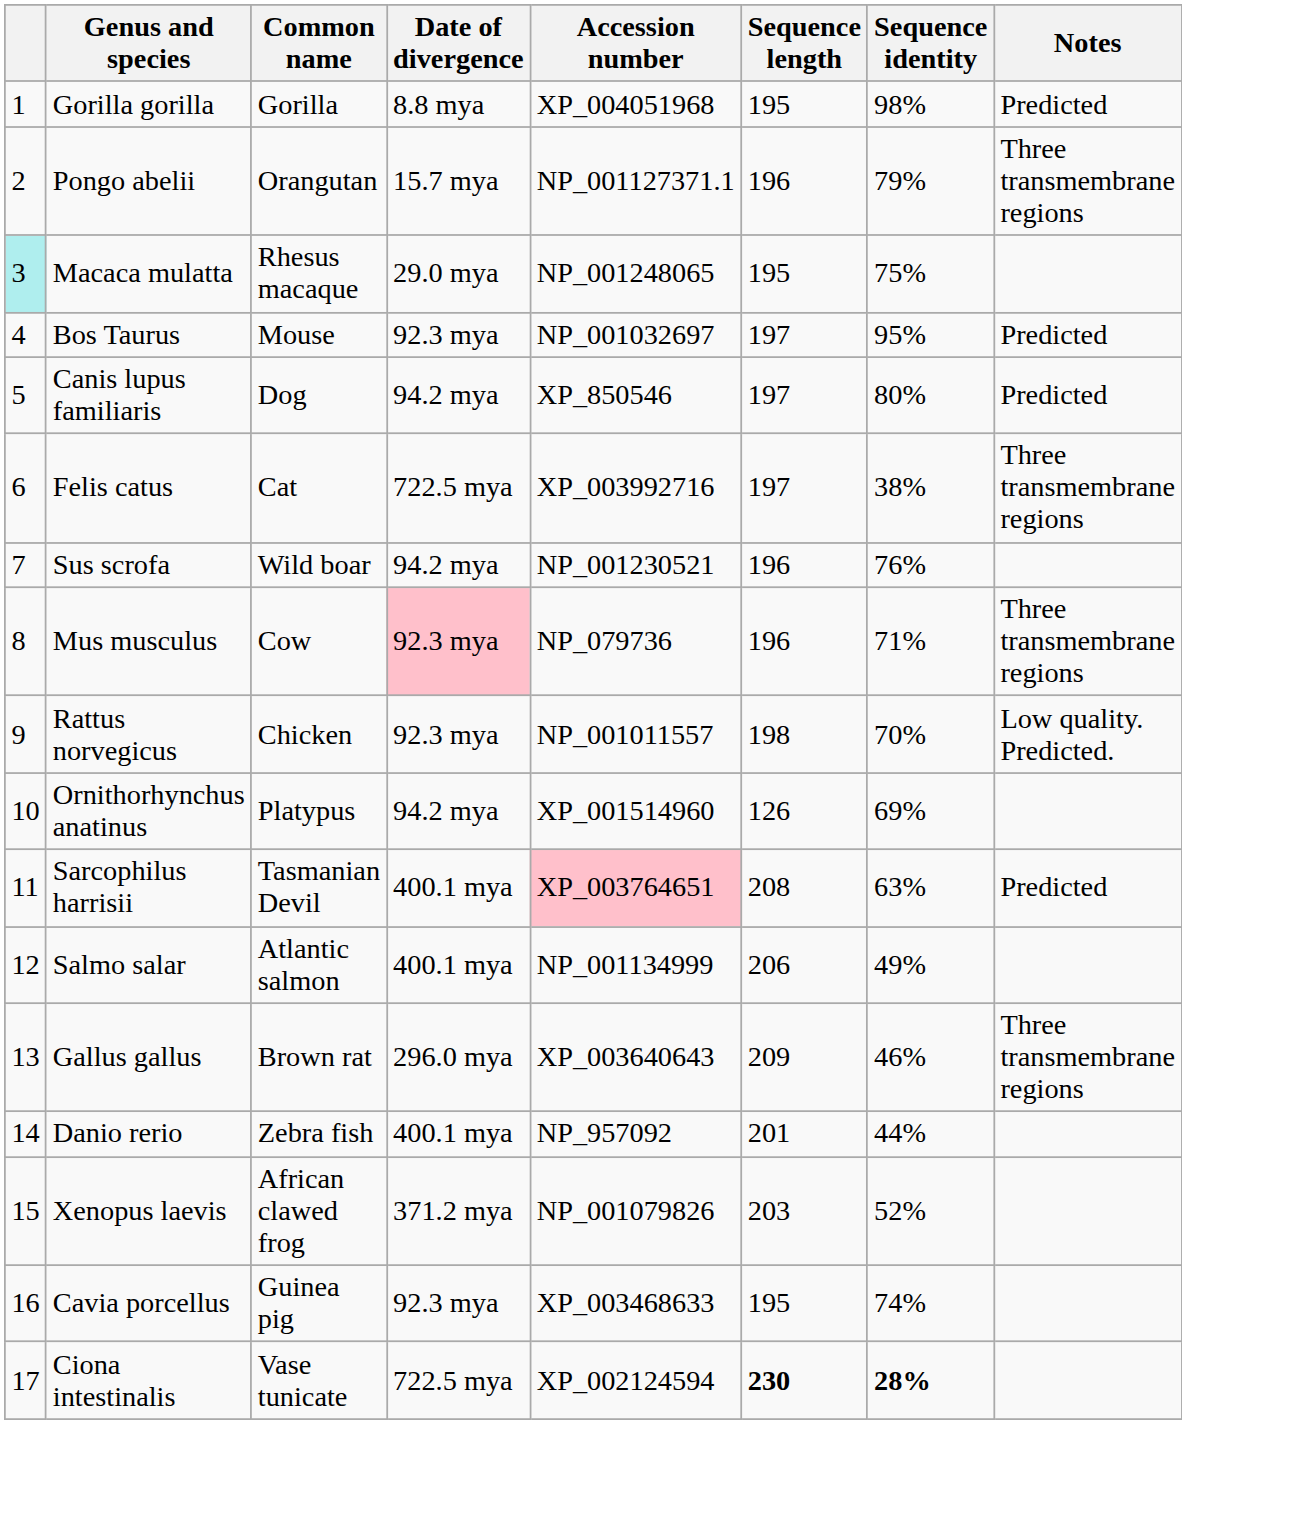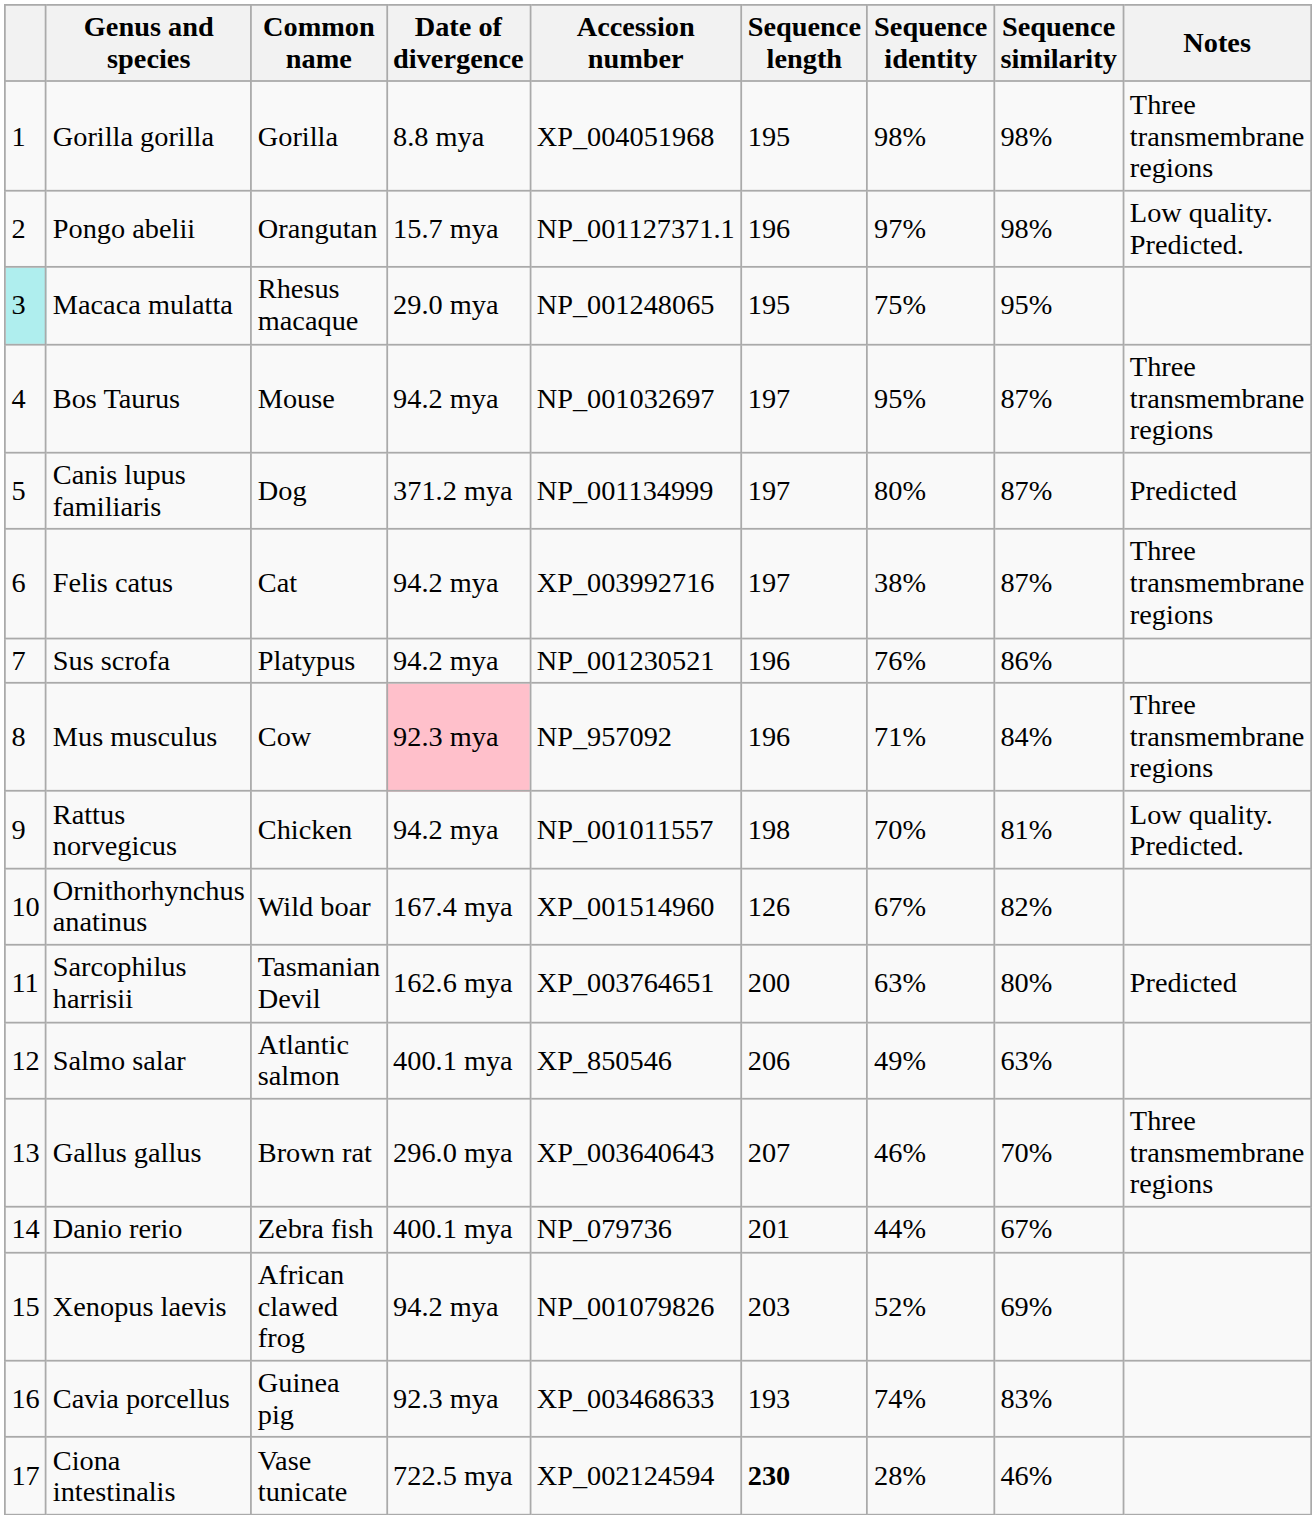+ column: (1059, 42)
(1054, 103) Predicted -> (1217, 135) Three transmembrane regions
(900, 180) 79% -> (900, 228) 97%
(1088, 180) Three transmembrane regions -> (1201, 228) Low quality. Predicted.
(446, 334) 92.3 mya -> (446, 397) 94.2 mya
(1054, 334) Predicted -> (1217, 397) Three transmembrane regions
(446, 394) 94.2 mya -> (453, 490) 371.2 mya
(604, 394) XP_850546 -> (625, 490) NP_001134999
(453, 487) 722.5 mya -> (446, 583) 94.2 mya
(314, 564) Wild boar -> (307, 659) Platypus
(604, 641) NP_079736 -> (604, 736) NP_957092
(446, 733) 92.3 mya -> (446, 829) 94.2 mya
(307, 810) Platypus -> (314, 906) Wild boar
(446, 810) 94.2 mya -> (453, 906) 167.4 mya
(900, 810) 69% -> (900, 906) 67%
(453, 887) 400.1 mya -> (453, 982) 162.6 mya
(626, 887) pink background -> (626, 982) no background
(769, 887) 208 -> (769, 982) 200
(625, 964) NP_001134999 -> (604, 1059) XP_850546
(769, 1056) 209 -> (769, 1152) 207
(604, 1133) NP_957092 -> (604, 1229) NP_079736
(453, 1210) 371.2 mya -> (446, 1306) 94.2 mya
(769, 1303) 195 -> (769, 1398) 193
(902, 1379) bold -> (900, 1475) normal
